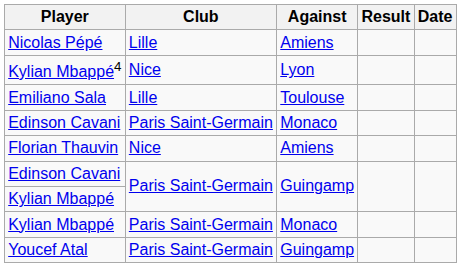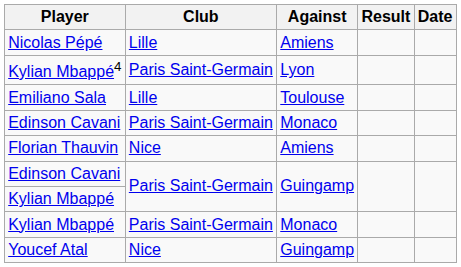(145, 70) Nice -> (201, 70) Paris Saint-Germain
(201, 249) Paris Saint-Germain -> (145, 249) Nice
